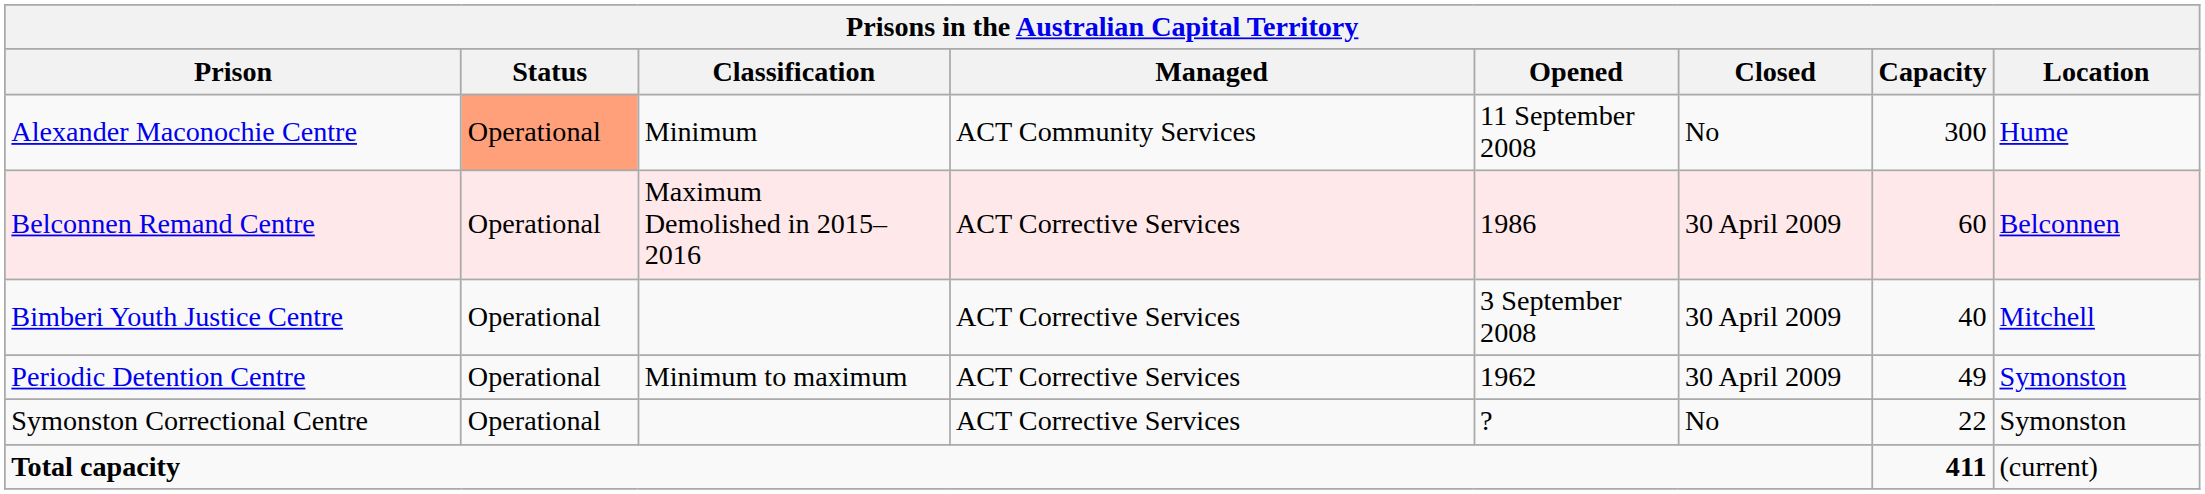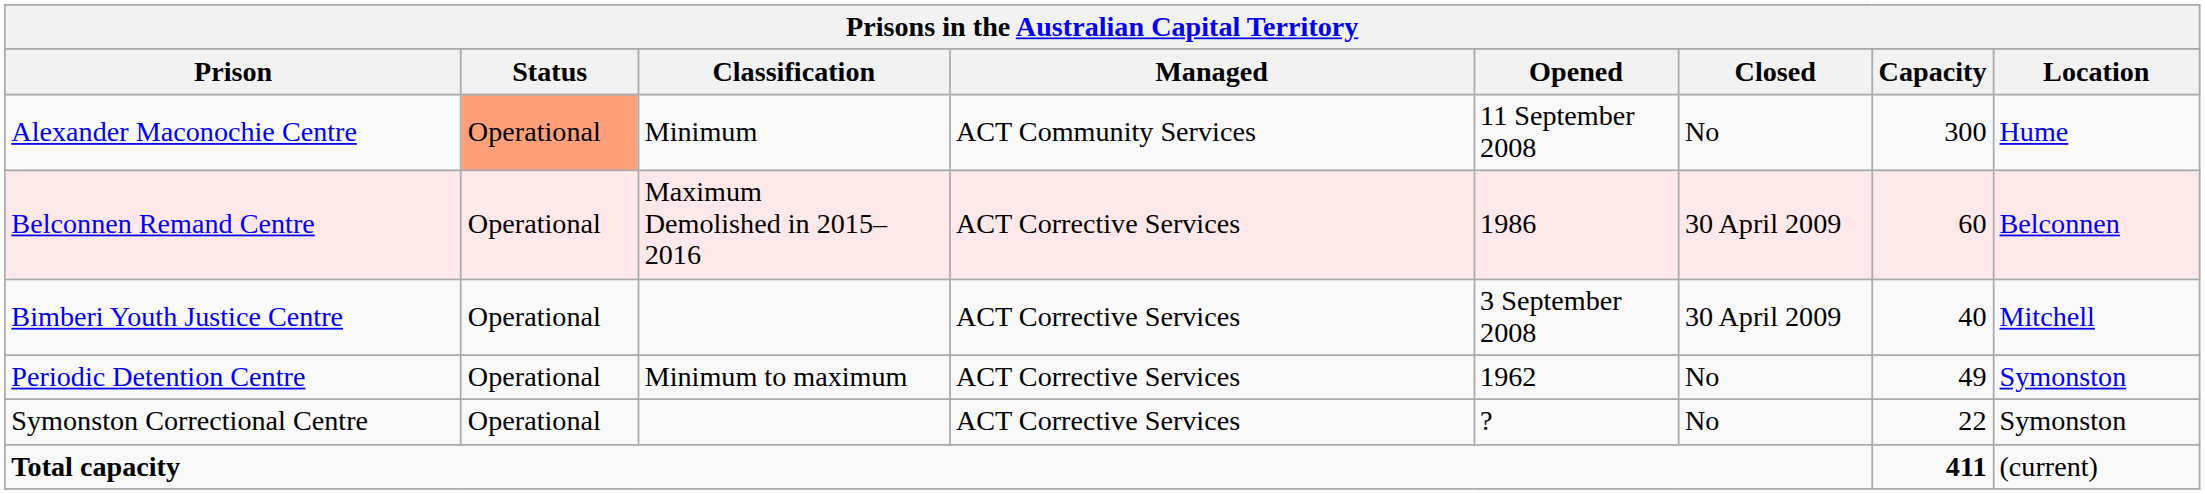(1763, 376) 30 April 2009 -> (1702, 376) No
